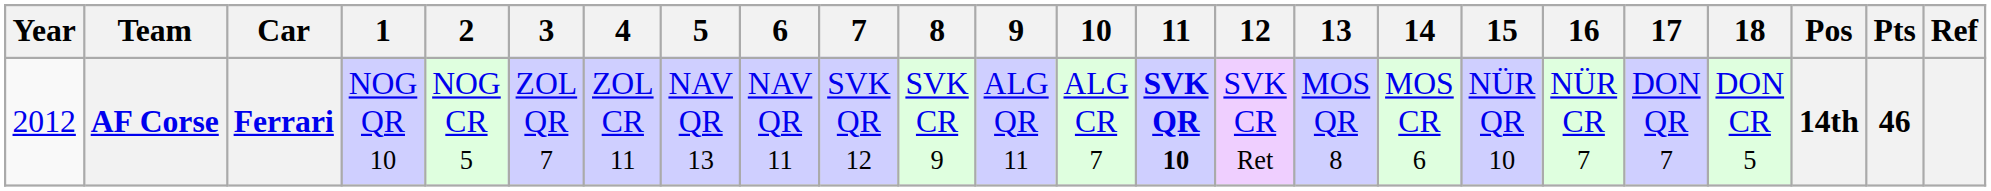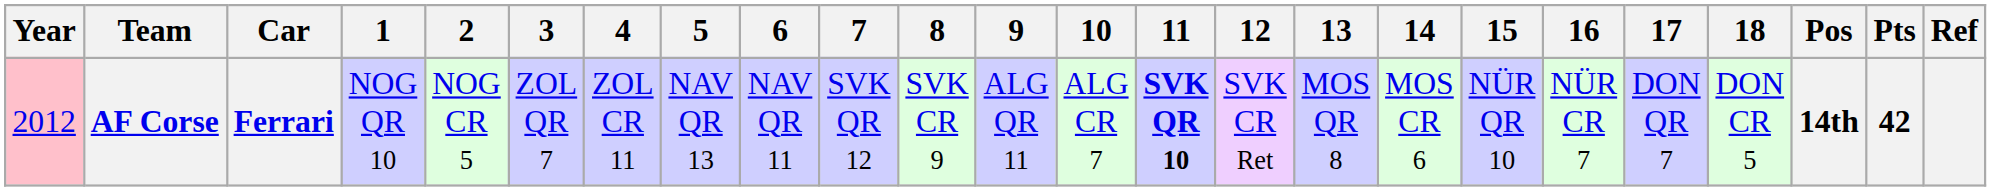(44, 120) no background -> (44, 120) pink background
(1895, 120) 46 -> (1895, 120) 42
